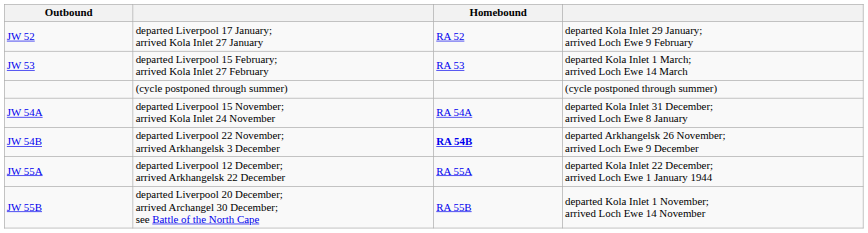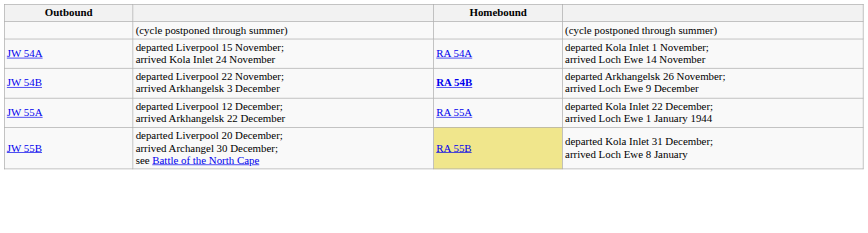- row: (21, 36)
- row: (21, 65)
(639, 112) departed Kola Inlet 31 December; arrived Loch Ewe 8 January -> (637, 53) departed Kola Inlet 1 November; arrived Loch Ewe 14 November
(454, 207) no background -> (454, 148) khaki background
(637, 207) departed Kola Inlet 1 November; arrived Loch Ewe 14 November -> (639, 148) departed Kola Inlet 31 December; arrived Loch Ewe 8 January
